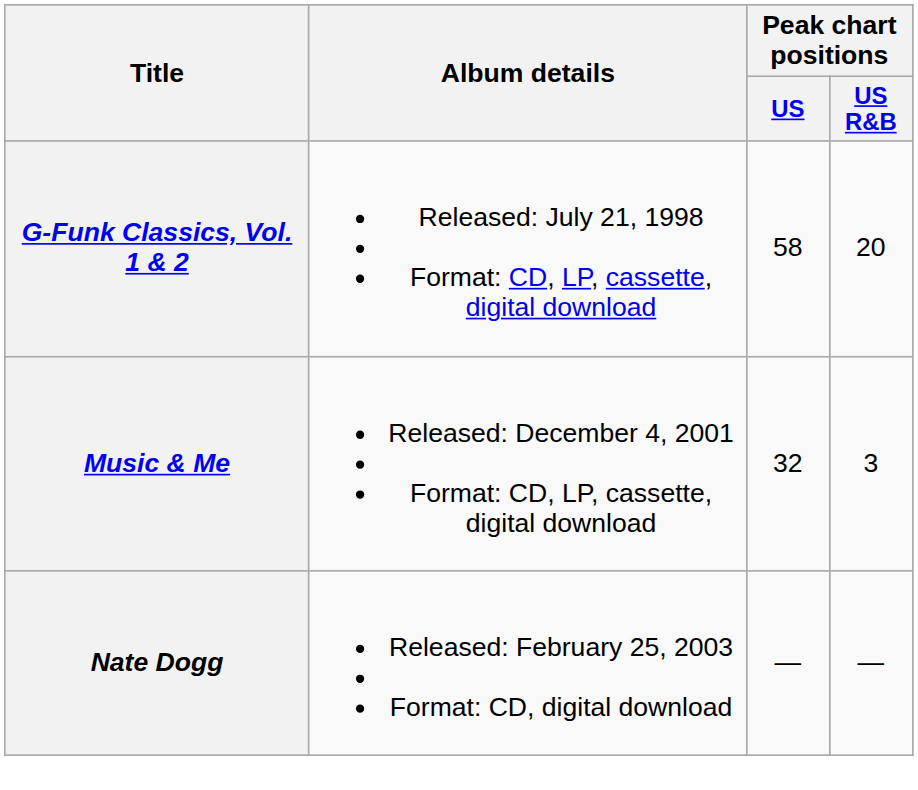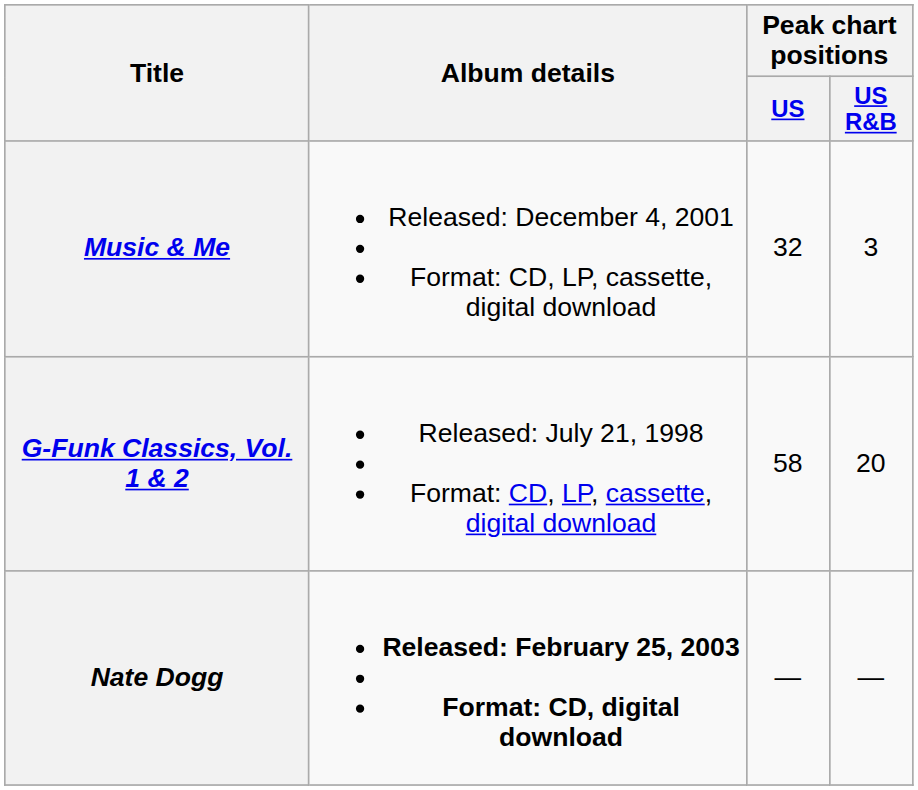rows swapped: (157, 248) <-> (157, 462)
(528, 678) normal -> (528, 693) bold
